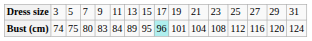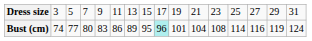(73, 28) 75 -> (73, 28) 77
(117, 28) 84 -> (117, 28) 86
(238, 28) 112 -> (238, 28) 114
(277, 28) 120 -> (277, 28) 119
